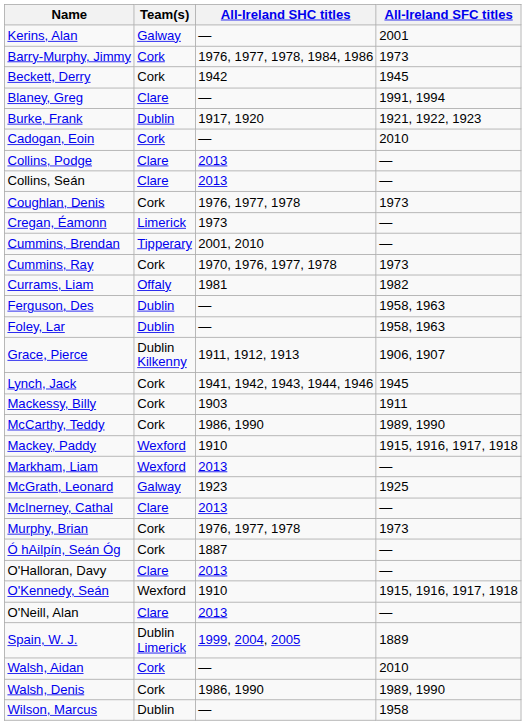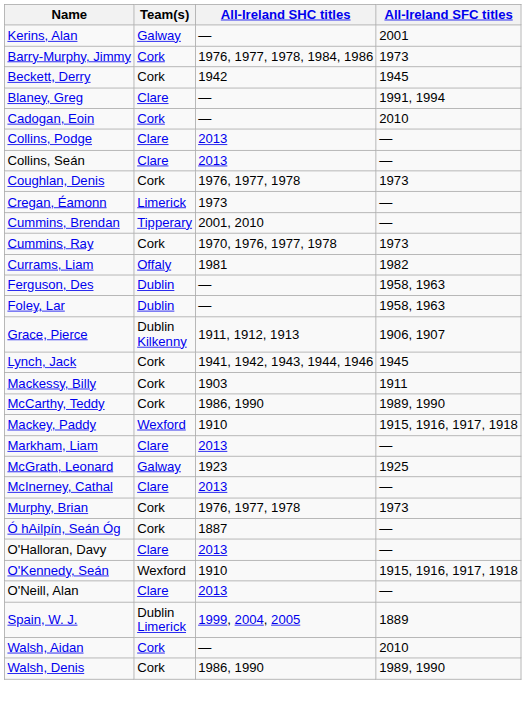- row: (45, 118)
(161, 466) Wexford -> (153, 445) Clare
- row: (52, 710)
